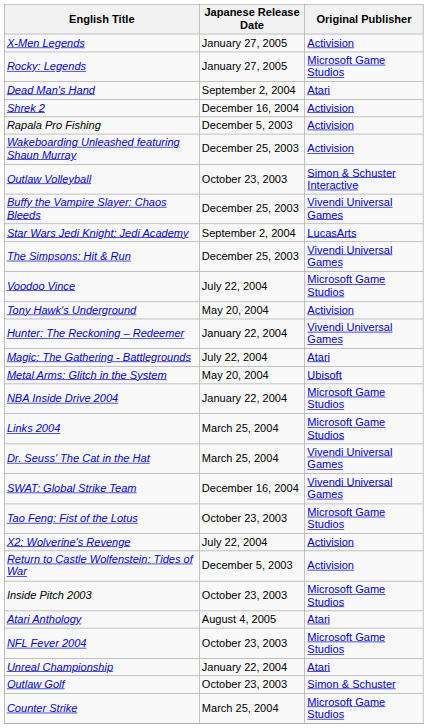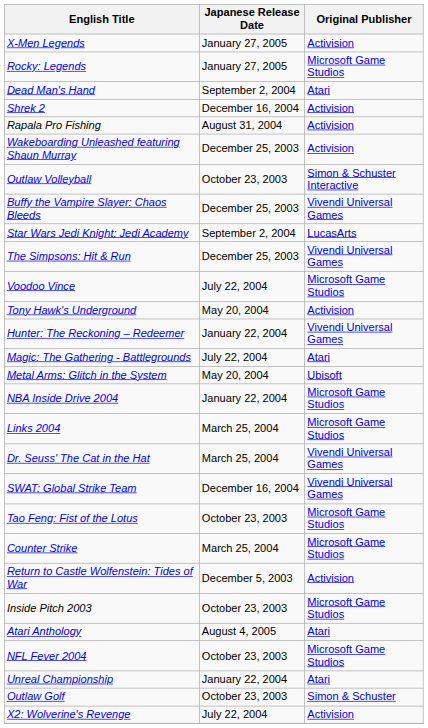(247, 125) December 5, 2003 -> (242, 125) August 31, 2004
rows swapped: (69, 542) <-> (42, 708)
